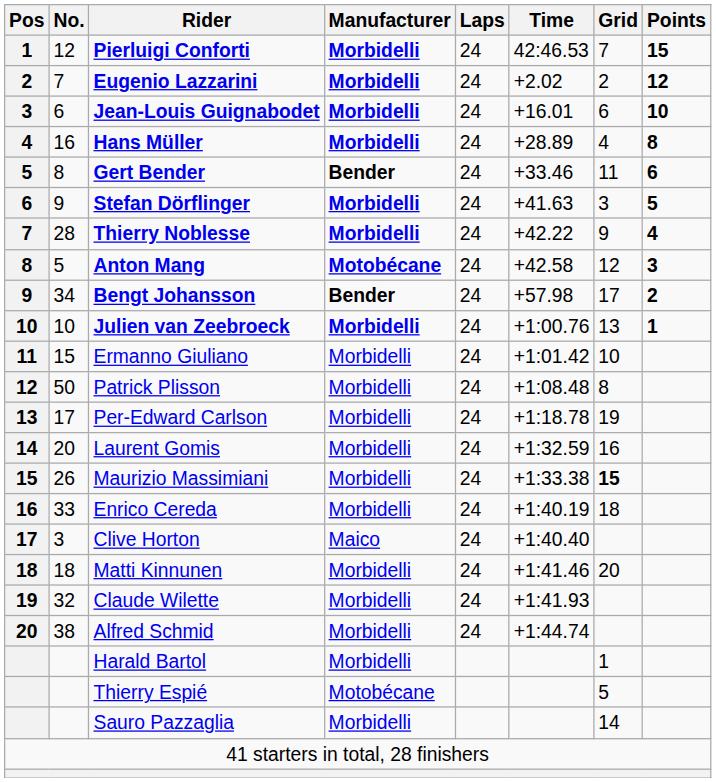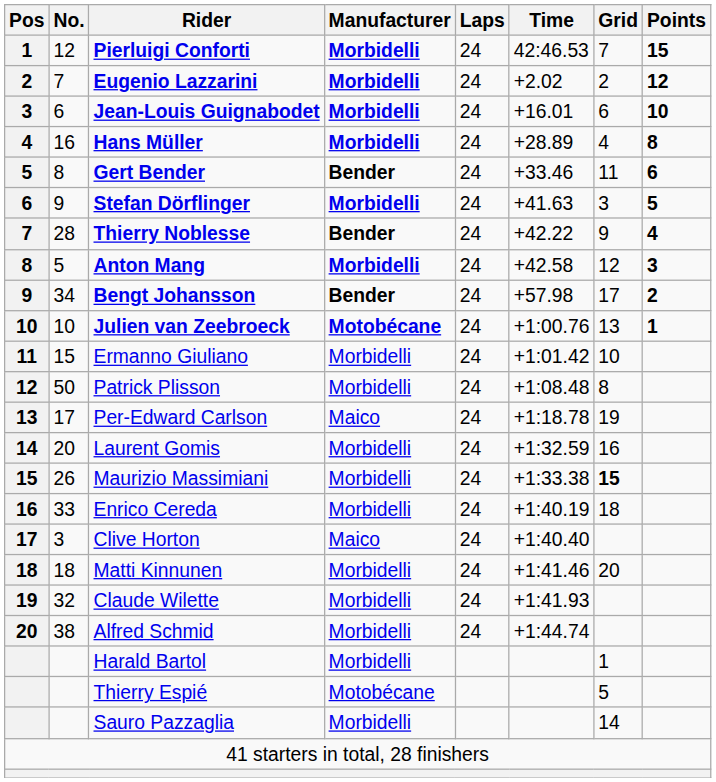(374, 234) Morbidelli -> (362, 234) Bender
(385, 265) Motobécane -> (374, 265) Morbidelli
(374, 326) Morbidelli -> (385, 326) Motobécane
(370, 417) Morbidelli -> (354, 417) Maico
